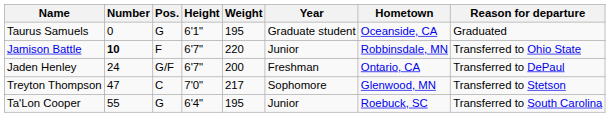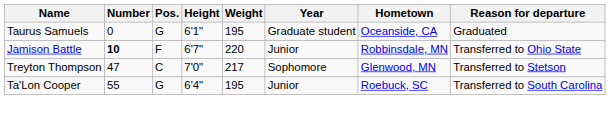- row: (42, 67)
